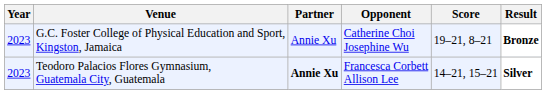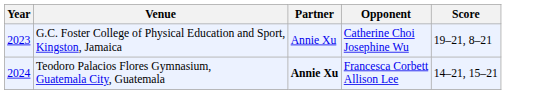- column: (521, 14)
(19, 73) 2023 -> (19, 73) 2024
